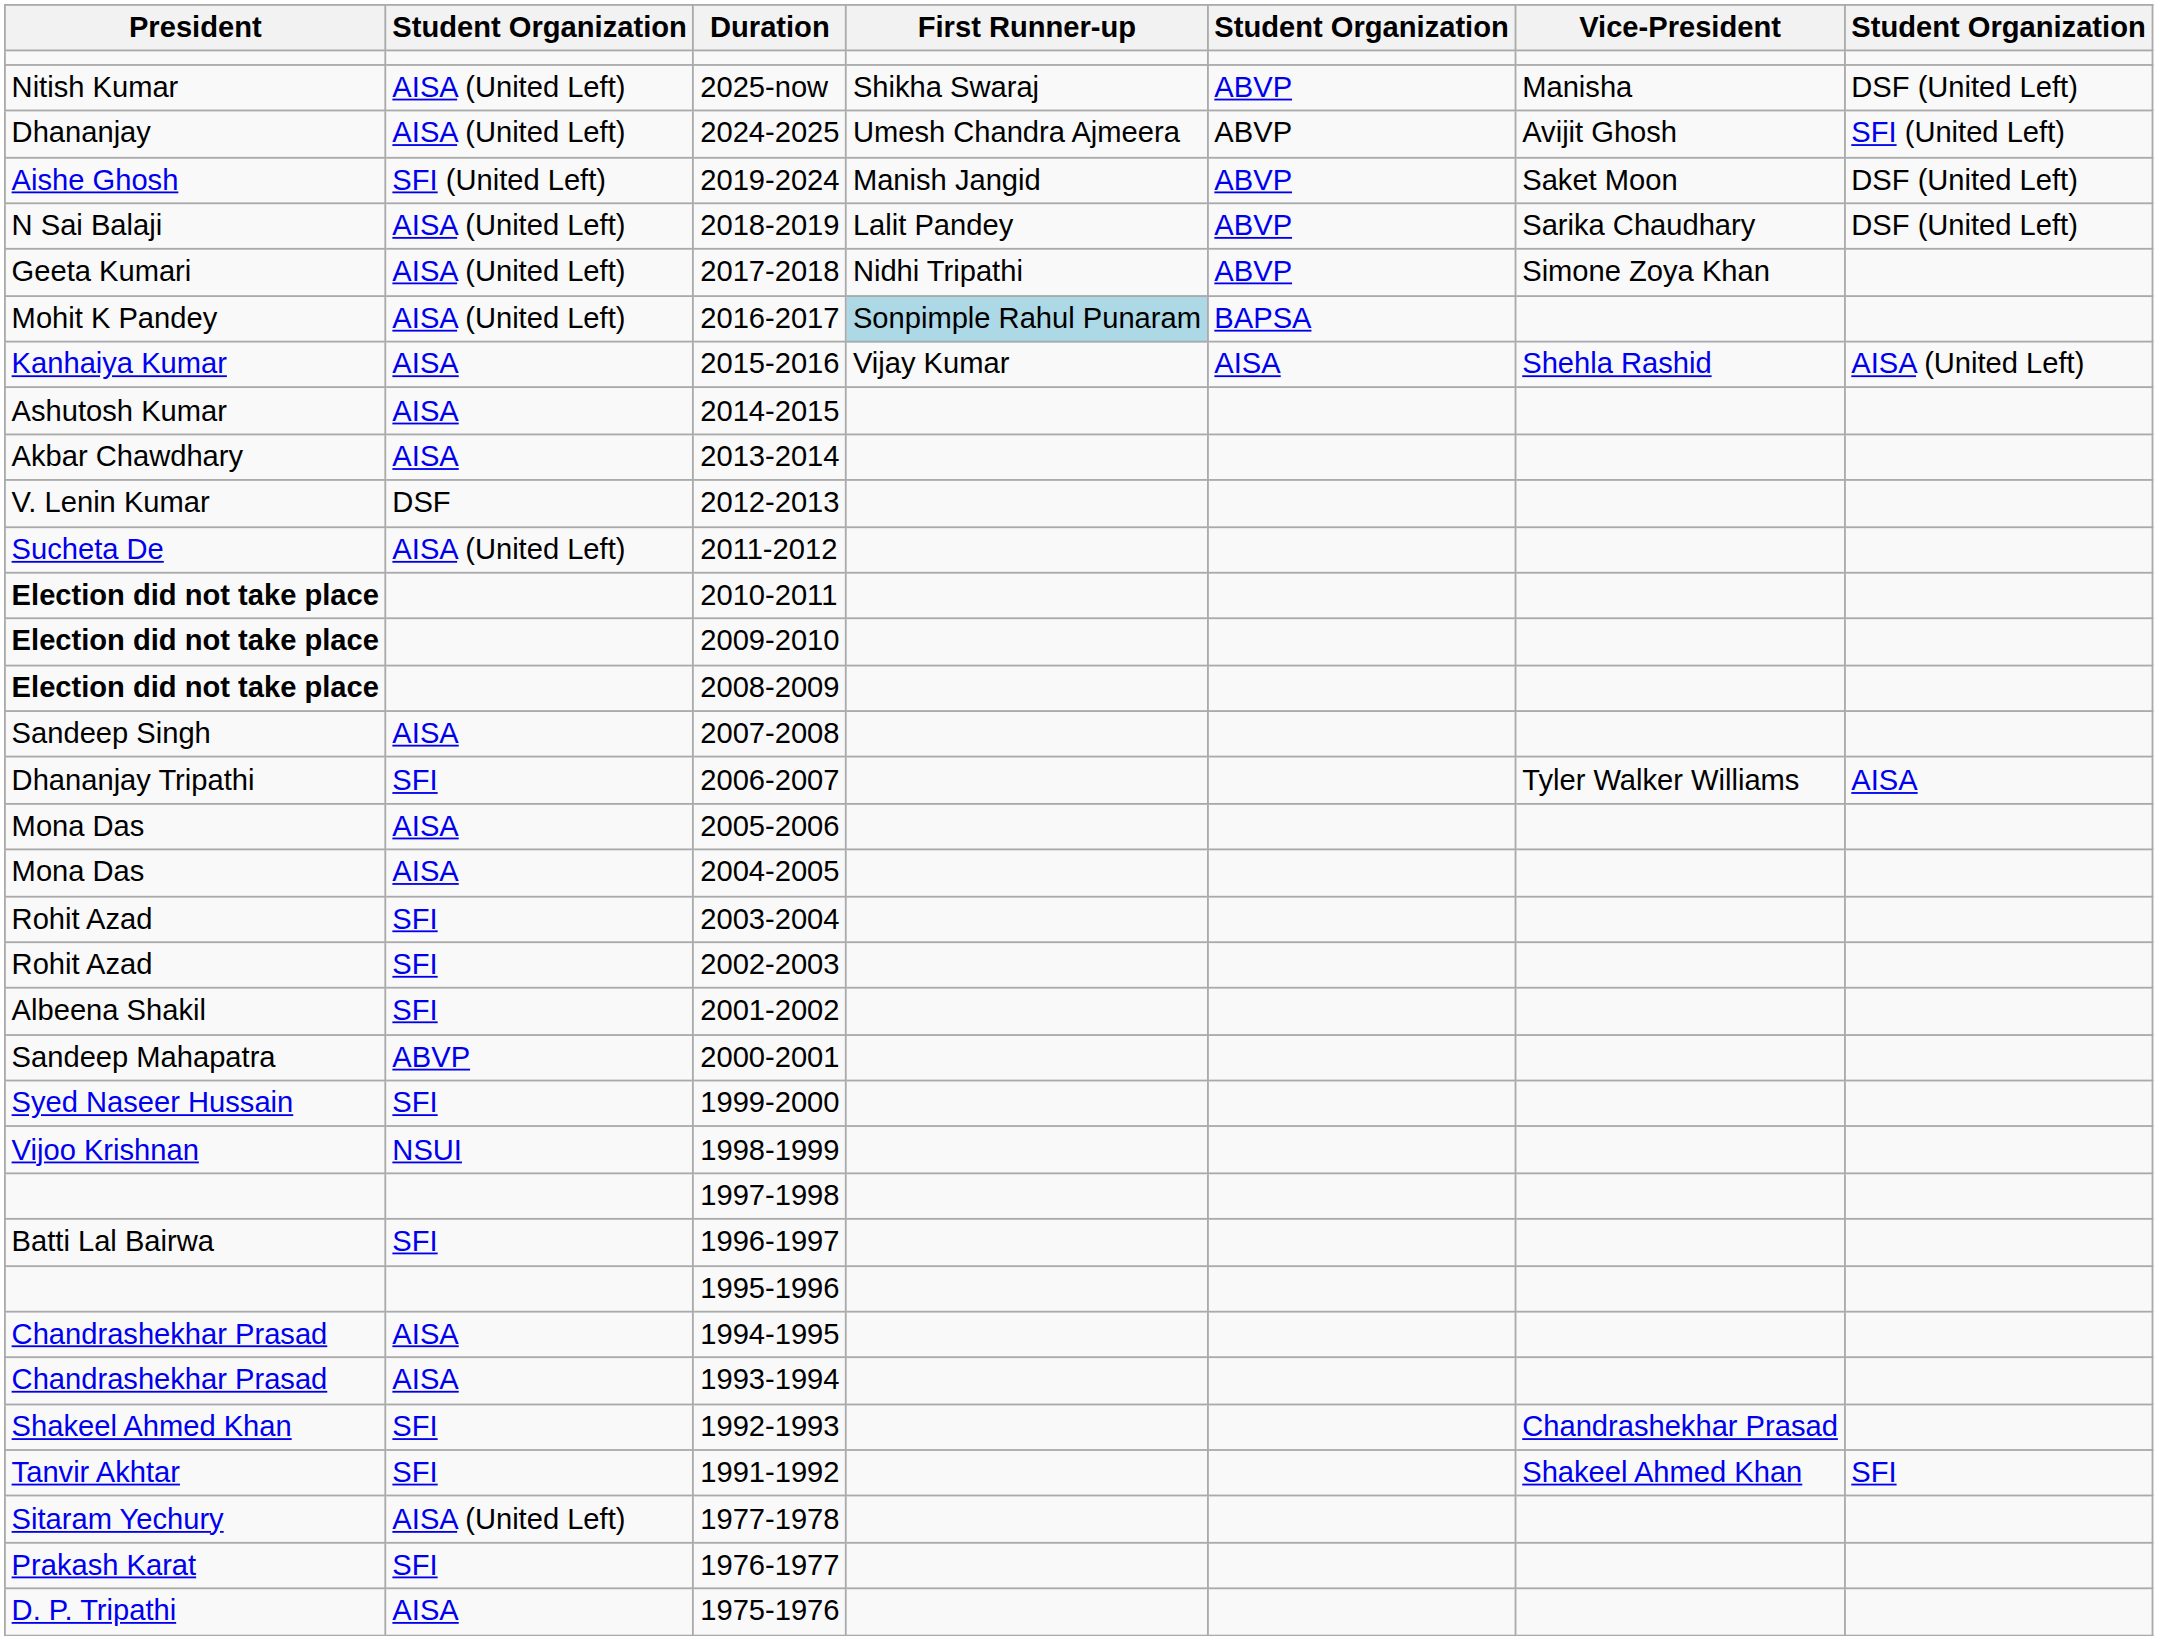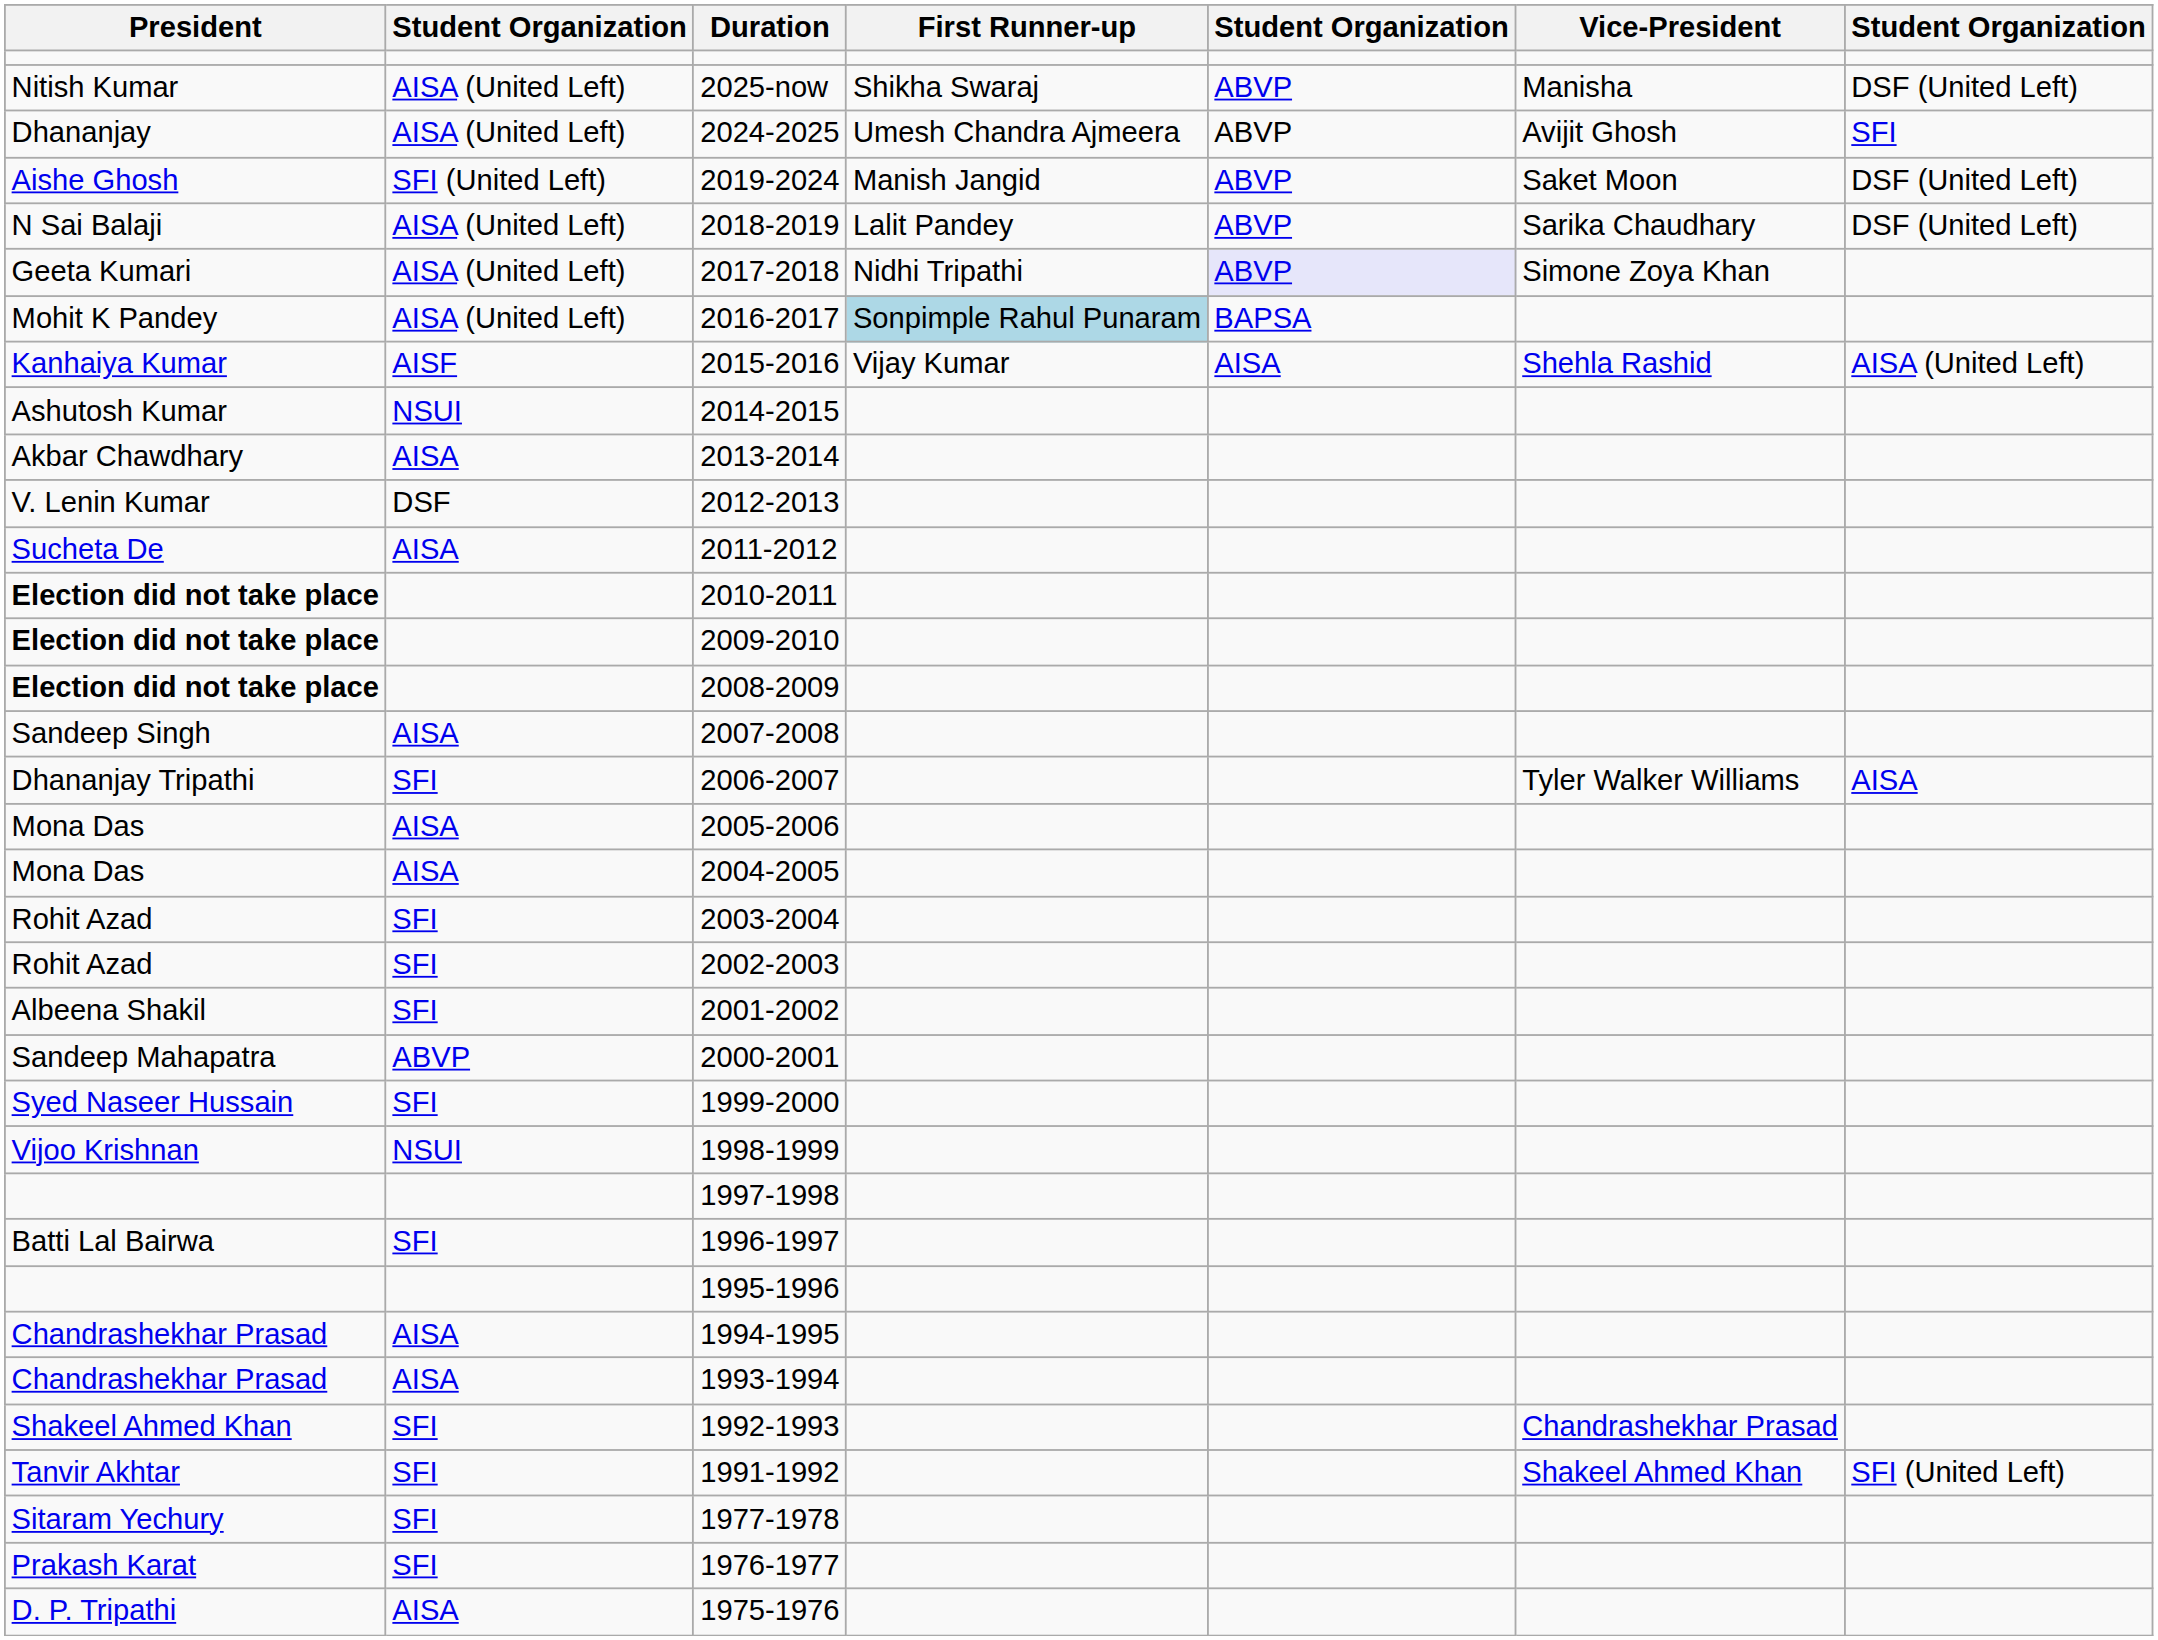(1958, 133) SFI (United Left) -> (1874, 133) SFI
(1253, 271) no background -> (1253, 271) lavender background
(426, 364) AISA -> (425, 364) AISF
(426, 410) AISA -> (427, 410) NSUI
(509, 549) AISA (United Left) -> (426, 549) AISA
(1874, 1472) SFI -> (1958, 1472) SFI (United Left)
(509, 1518) AISA (United Left) -> (415, 1518) SFI
